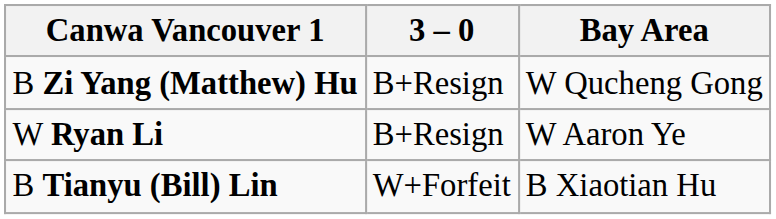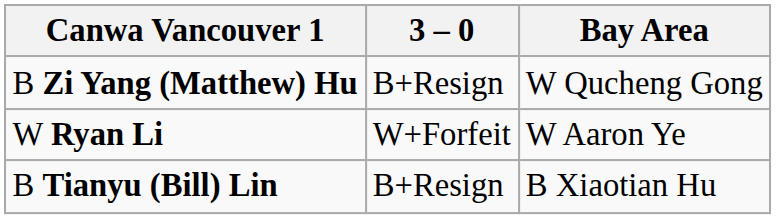(438, 133) B+Resign -> (442, 133) W+Forfeit
(442, 185) W+Forfeit -> (438, 185) B+Resign
